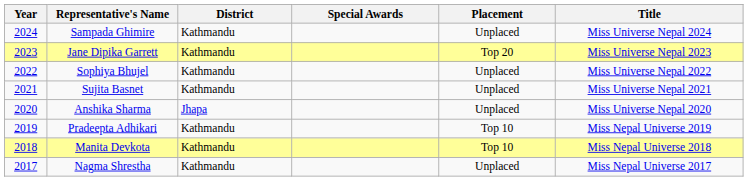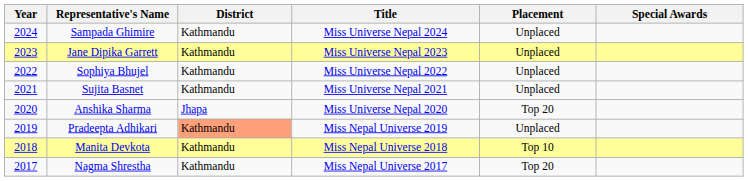columns swapped: (649, 13) <-> (365, 13)
(497, 51) Top 20 -> (538, 51) Unplaced
(497, 108) Unplaced -> (538, 108) Top 20
(208, 128) no background -> (208, 128) lightsalmon background
(497, 128) Top 10 -> (538, 128) Unplaced
(497, 166) Unplaced -> (538, 166) Top 20
